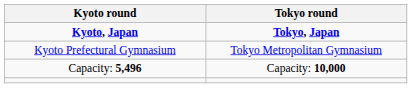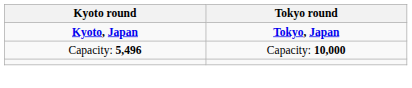- row: (105, 50)
